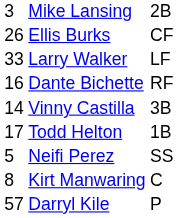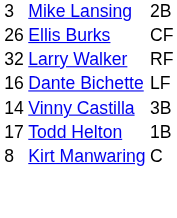(14, 59) 33 -> (14, 59) 32
(160, 59) LF -> (162, 59) RF
(162, 83) RF -> (160, 83) LF
- row: (71, 156)
- row: (69, 204)
